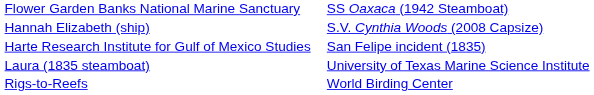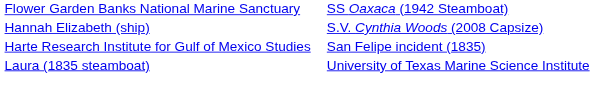- row: (46, 84)
